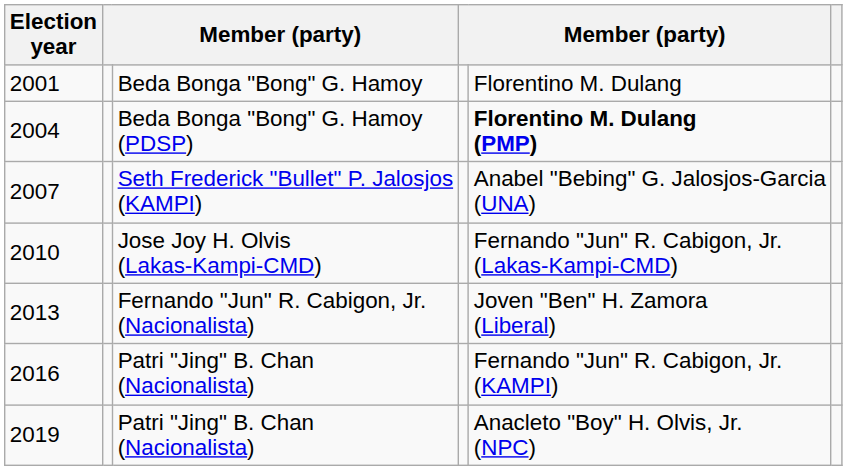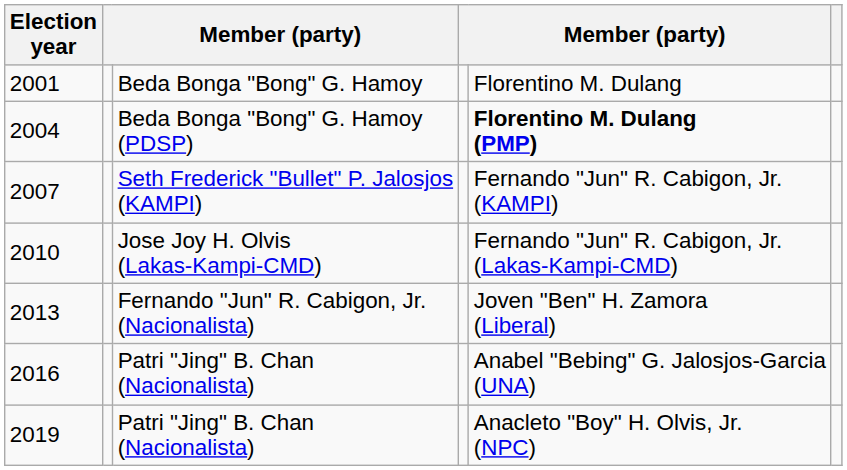(650, 191) Anabel "Bebing" G. Jalosjos-Garcia (UNA) -> (628, 191) Fernando "Jun" R. Cabigon, Jr. (KAMPI)
(628, 374) Fernando "Jun" R. Cabigon, Jr. (KAMPI) -> (650, 374) Anabel "Bebing" G. Jalosjos-Garcia (UNA)
